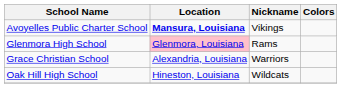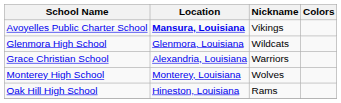(198, 43) pink background -> (198, 43) no background
(265, 43) Rams -> (270, 43) Wildcats
+ row: (55, 75)
(270, 75) Wildcats -> (265, 91) Rams
